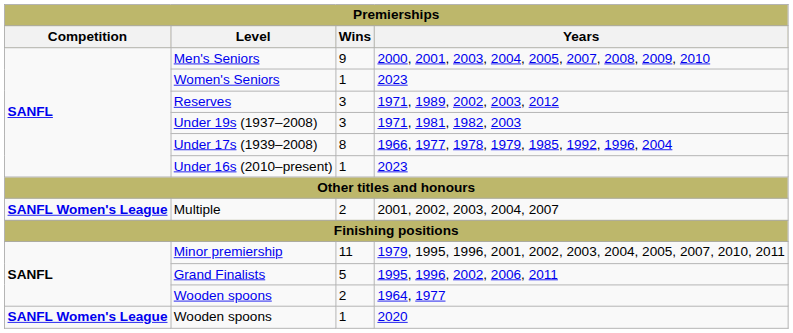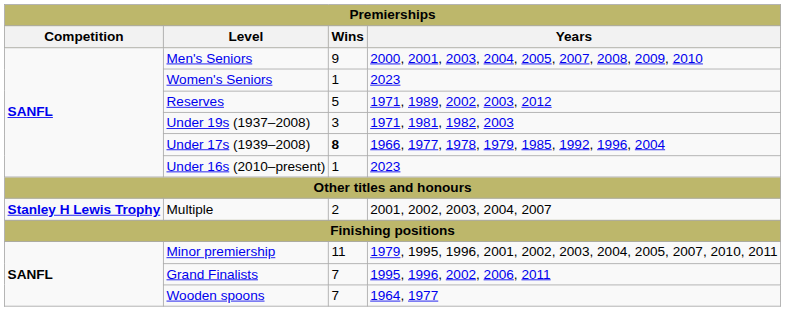(343, 101) 3 -> (335, 101) 5
(343, 144) normal -> (335, 144) bold
(88, 209) SANFL Women's League -> (84, 209) Stanley H Lewis Trophy
(343, 274) 5 -> (335, 274) 7
(343, 295) 2 -> (335, 295) 7
- row: (223, 317)
